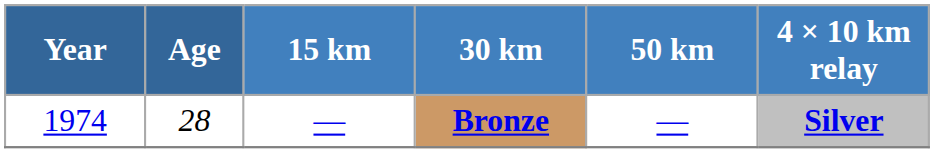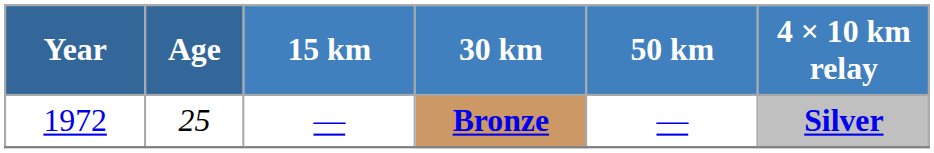(75, 120) 1974 -> (75, 120) 1972
(194, 120) 28 -> (194, 120) 25
